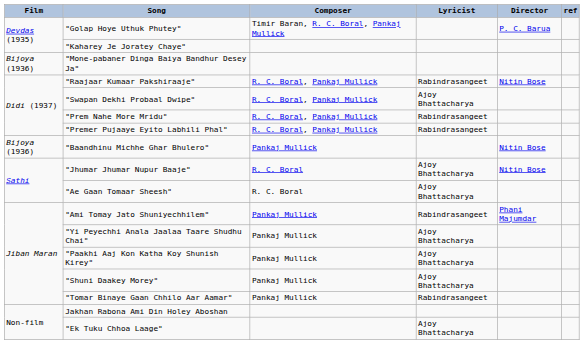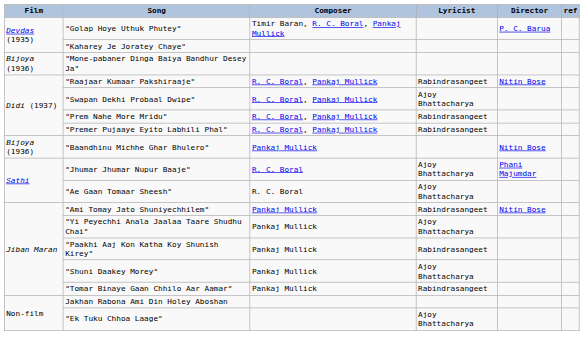(522, 169) Nitin Bose -> (518, 169) Phani Majumdar
(518, 213) Phani Majumdar -> (522, 209) Nitin Bose
(446, 258) Ajoy Bhattacharya -> (453, 248) Rabindrasangeet
